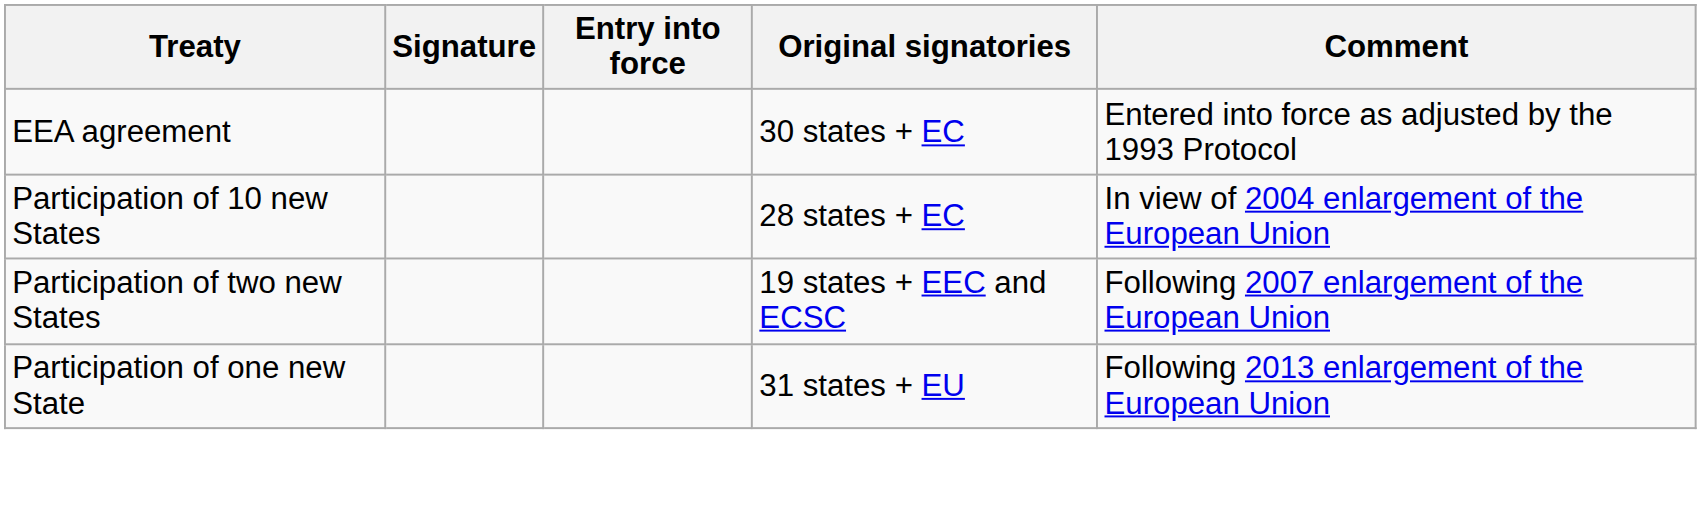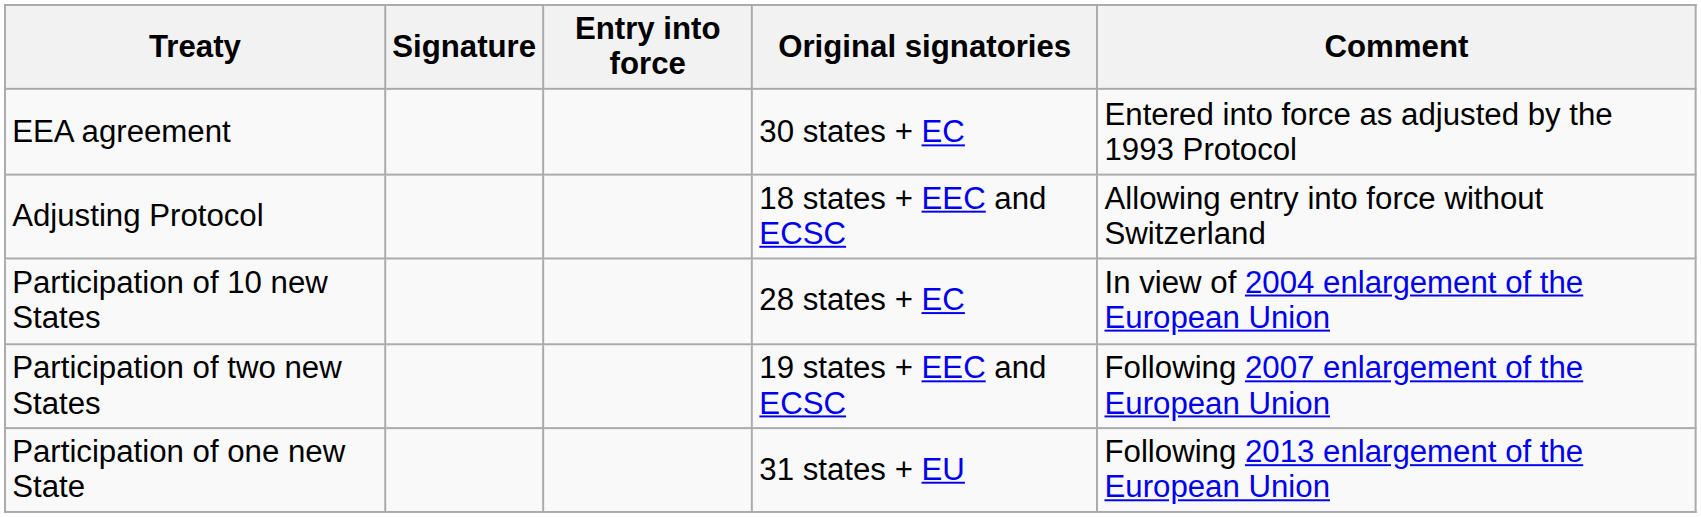+ row: (138, 215)
